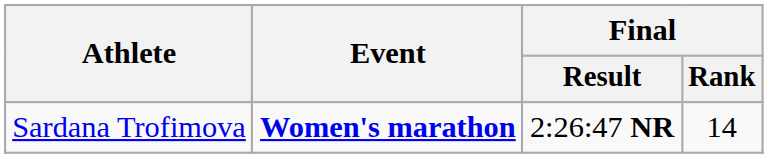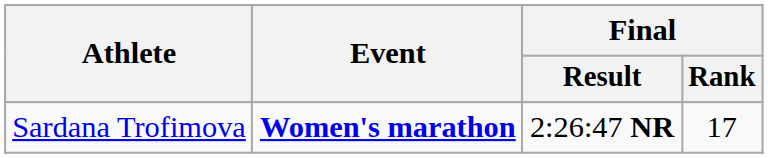(722, 127) 14 -> (722, 127) 17
